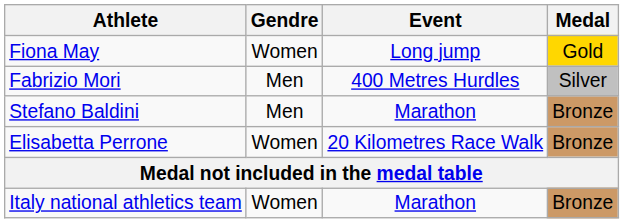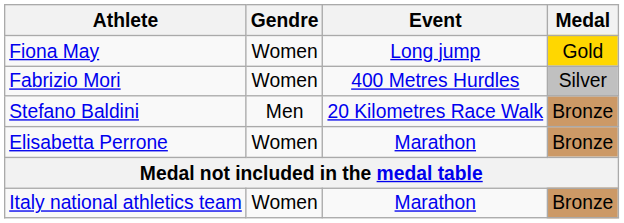(285, 81) Men -> (285, 81) Women
(435, 112) Marathon -> (435, 112) 20 Kilometres Race Walk
(435, 142) 20 Kilometres Race Walk -> (435, 142) Marathon
